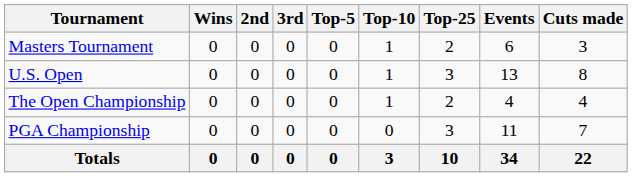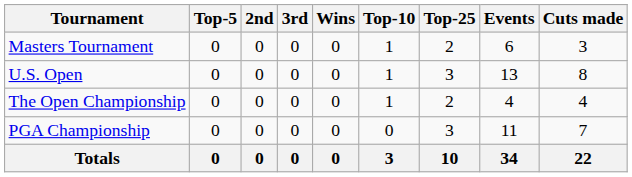columns swapped: (213, 18) <-> (333, 18)
